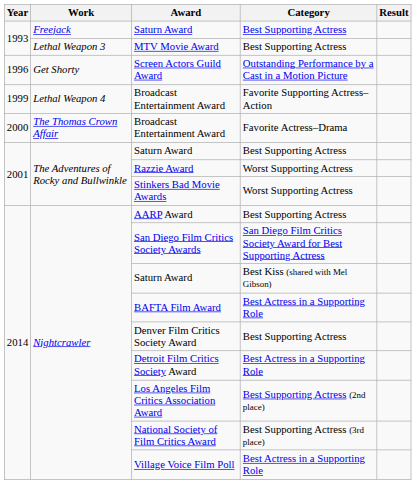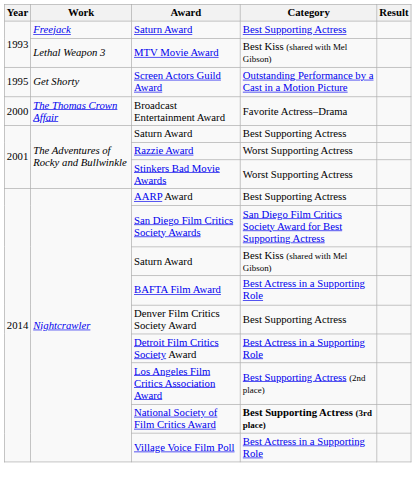(295, 47) Best Supporting Actress -> (295, 53) Best Kiss (shared with Mel Gibson)
(18, 70) 1996 -> (18, 82) 1995
- row: (69, 99)
(303, 435) normal -> (307, 418) bold
